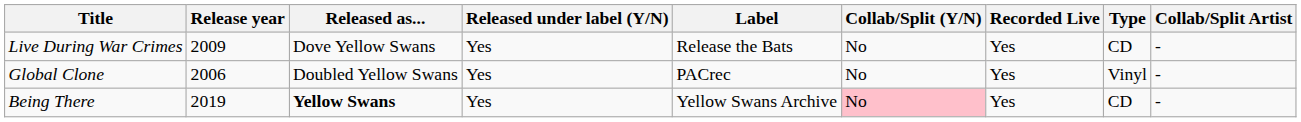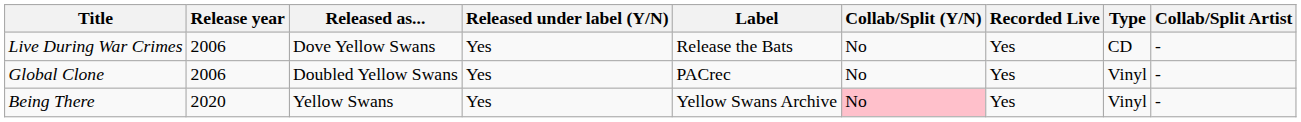(208, 46) 2009 -> (208, 46) 2006
(208, 102) 2019 -> (208, 102) 2020
(344, 102) bold -> (343, 102) normal
(1120, 102) CD -> (1127, 102) Vinyl
